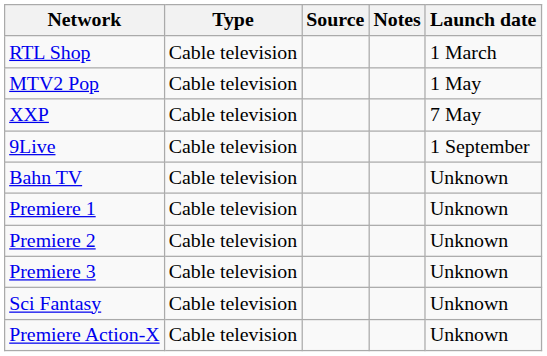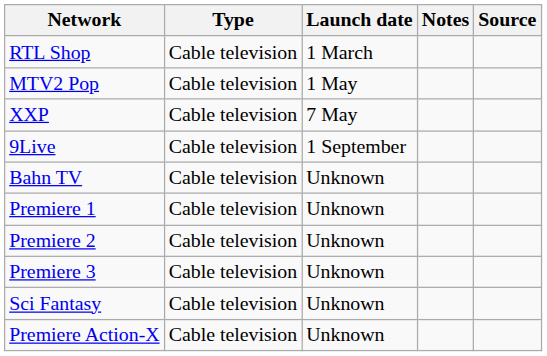columns swapped: (483, 20) <-> (335, 20)
